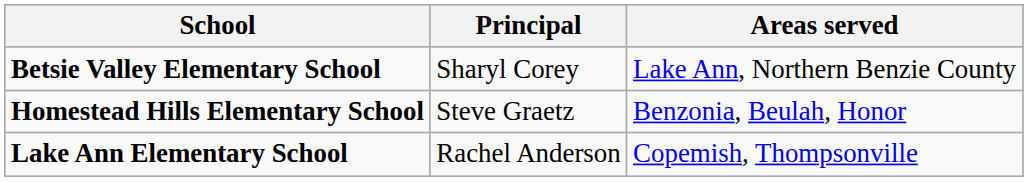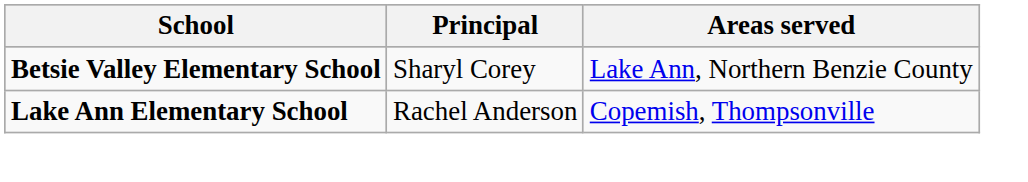- row: (217, 111)
